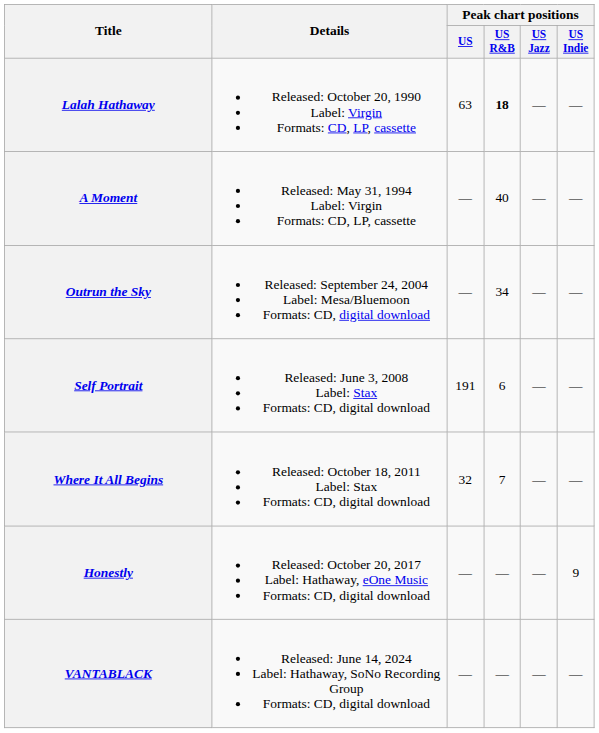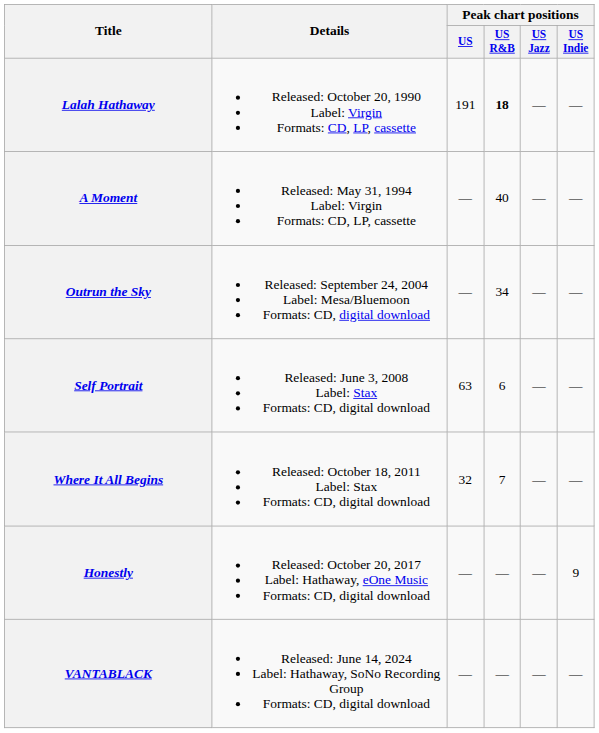(465, 104) 63 -> (465, 104) 191
(465, 385) 191 -> (465, 385) 63
